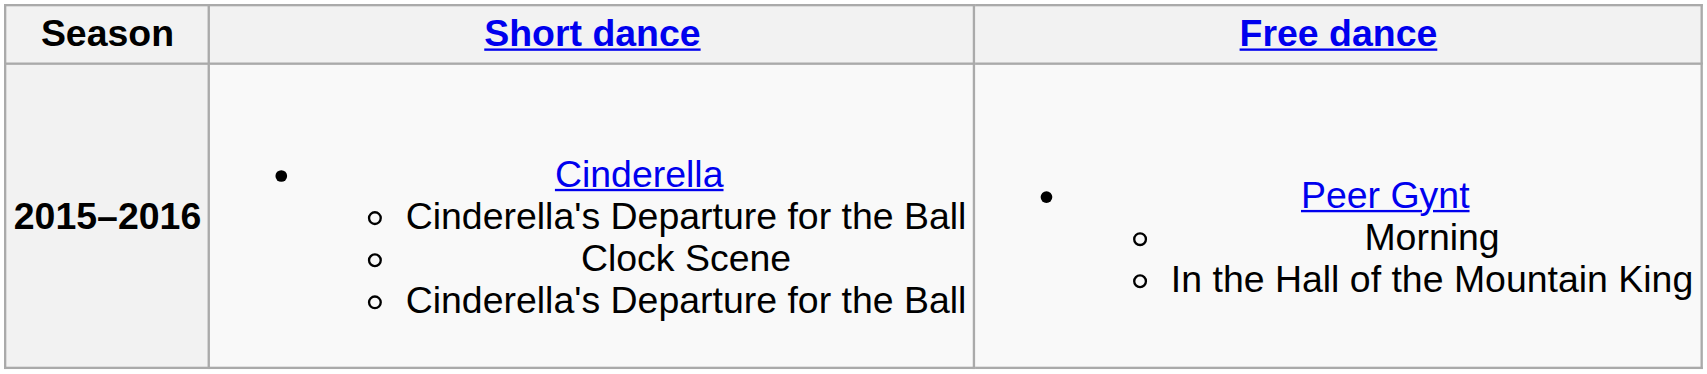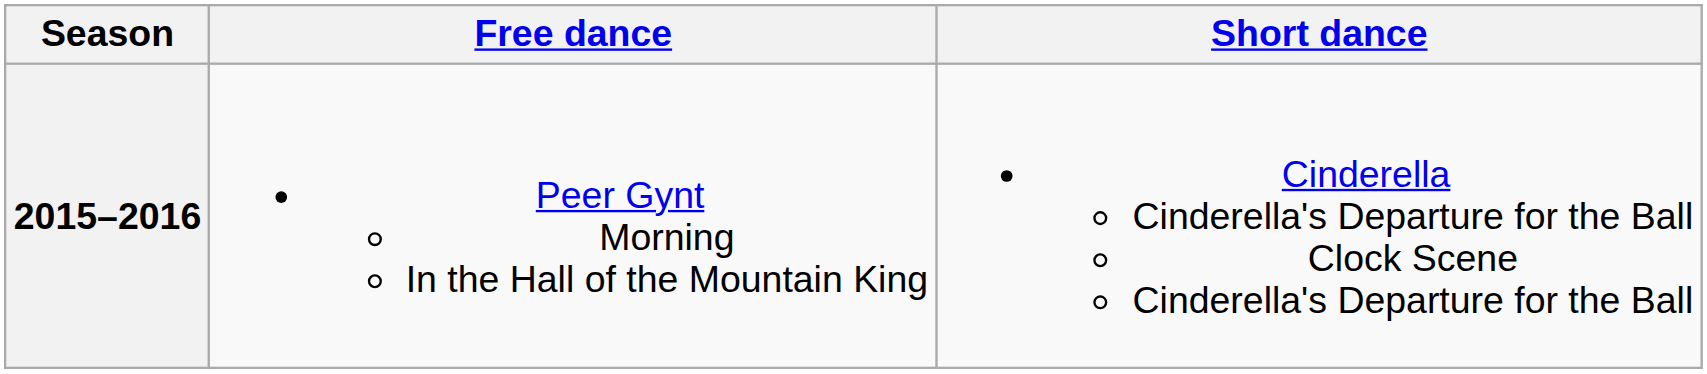columns swapped: (592, 34) <-> (1338, 34)
